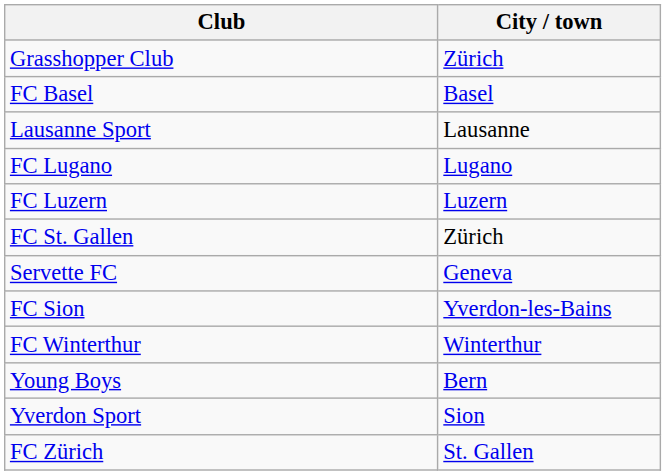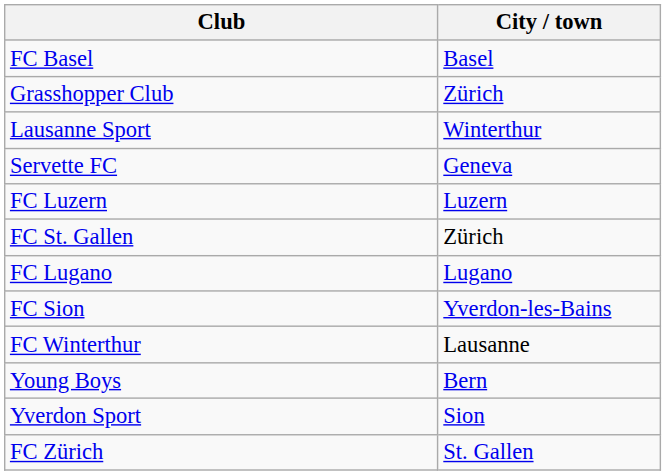rows swapped: (52, 93) <-> (92, 58)
(487, 129) Lausanne -> (492, 129) Winterthur
rows swapped: (61, 165) <-> (63, 272)
(492, 344) Winterthur -> (487, 344) Lausanne
